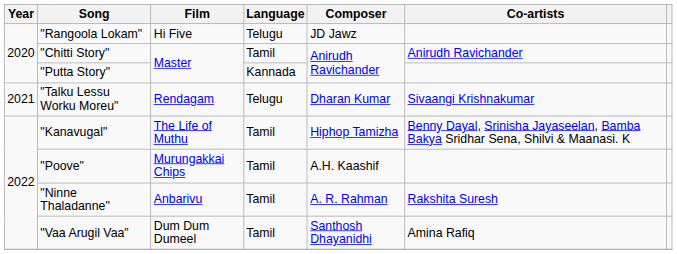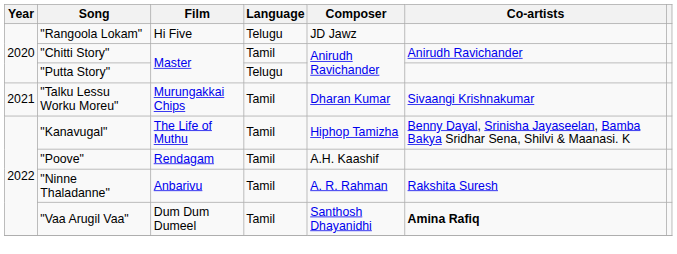(271, 72) Kannada -> (265, 72) Telugu
(184, 99) Rendagam -> (189, 99) Murungakkai Chips
(265, 99) Telugu -> (261, 99) Tamil
(189, 166) Murungakkai Chips -> (184, 159) Rendagam
(441, 232) normal -> (444, 219) bold
